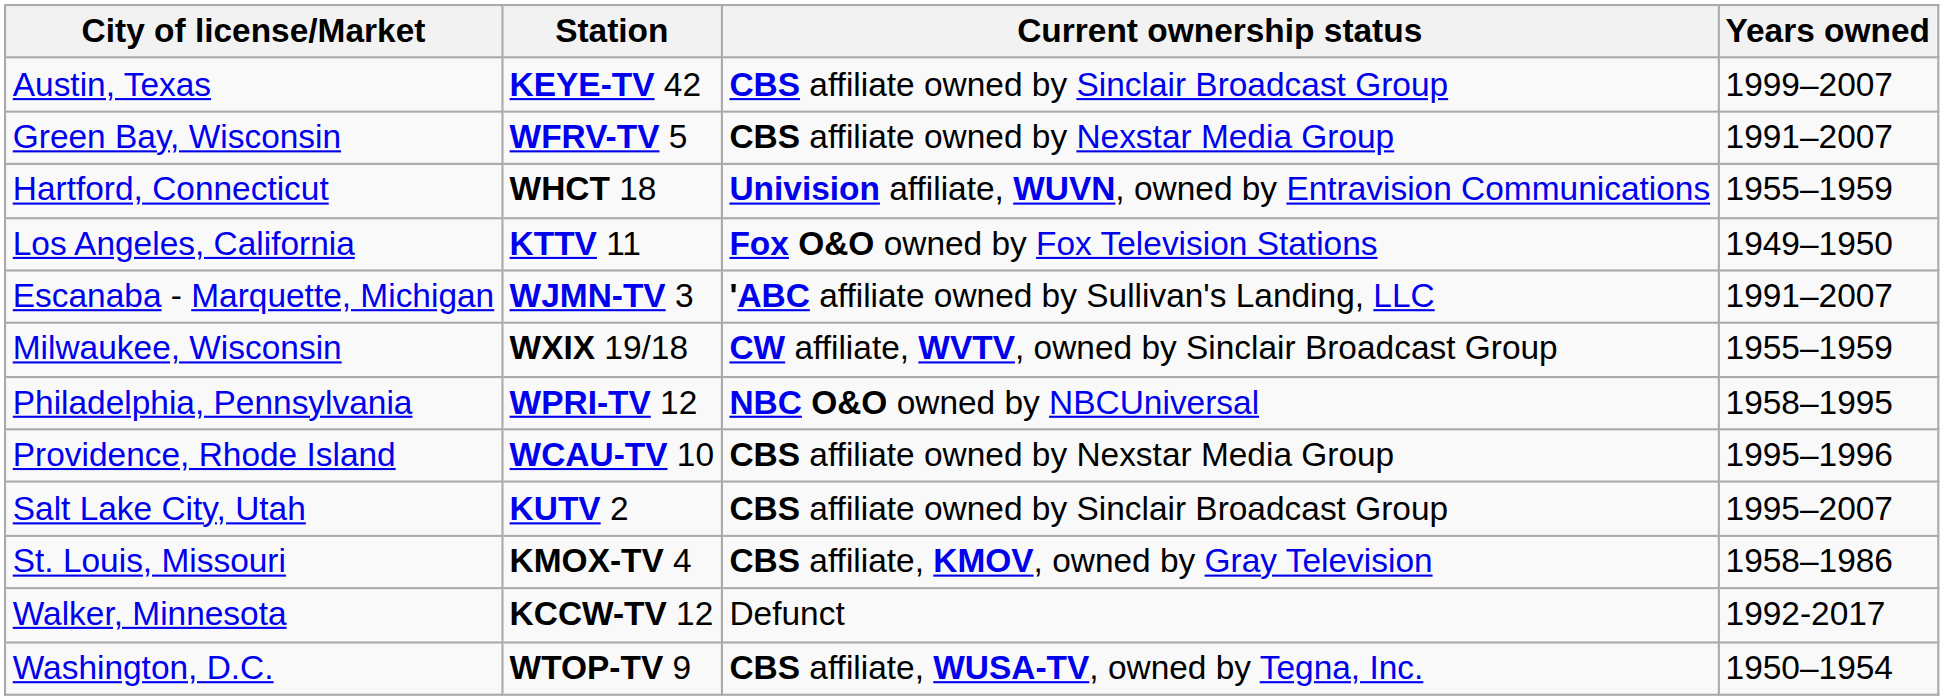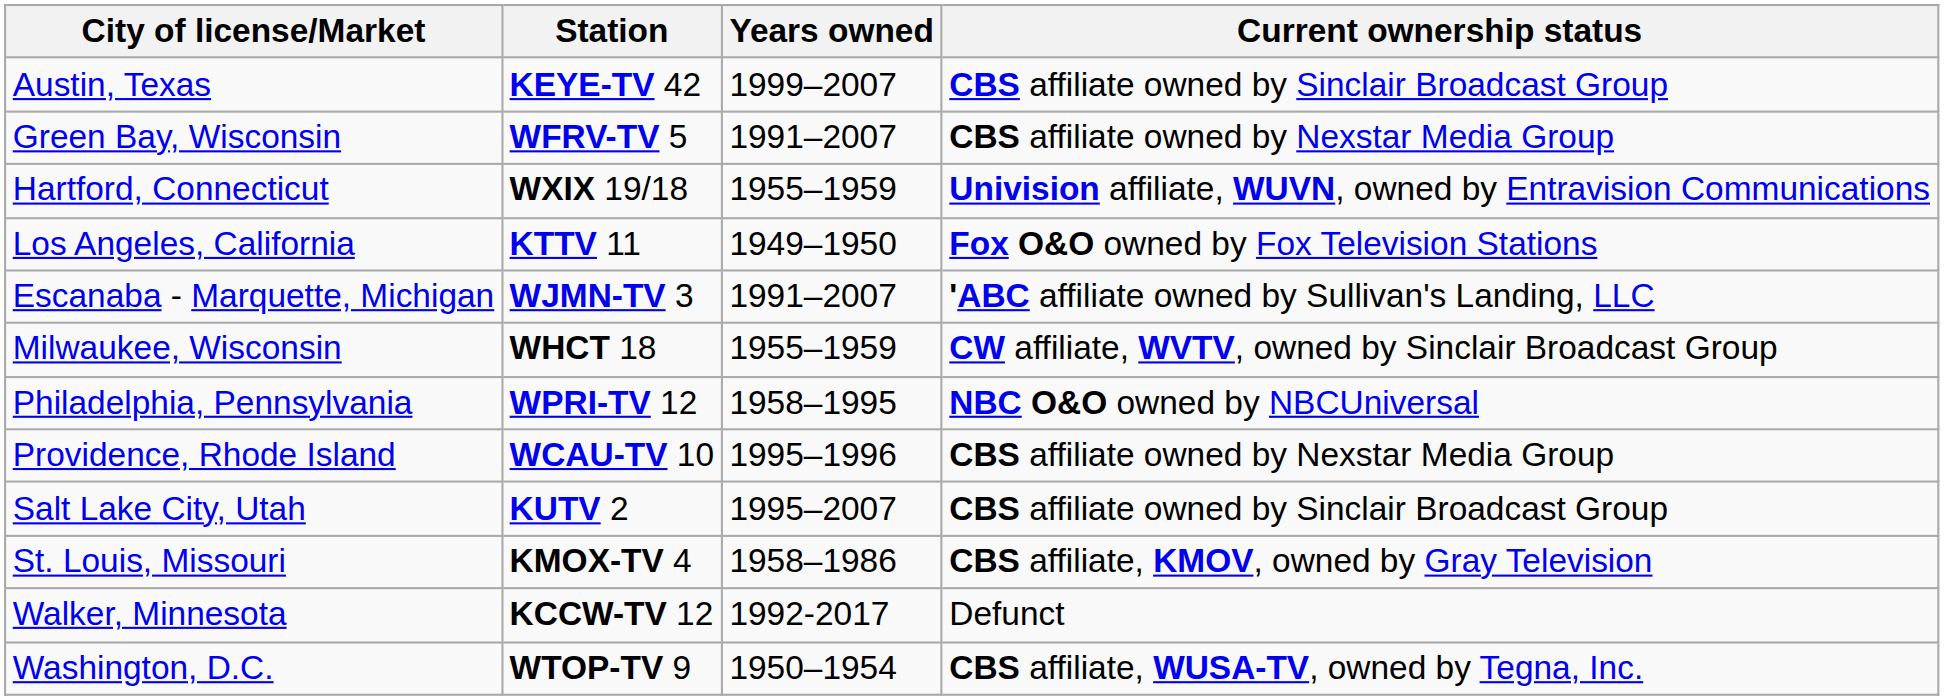columns swapped: (1828, 31) <-> (1220, 31)
(583, 190) WHCT 18 -> (599, 190) WXIX 19/18
(599, 349) WXIX 19/18 -> (583, 349) WHCT 18
